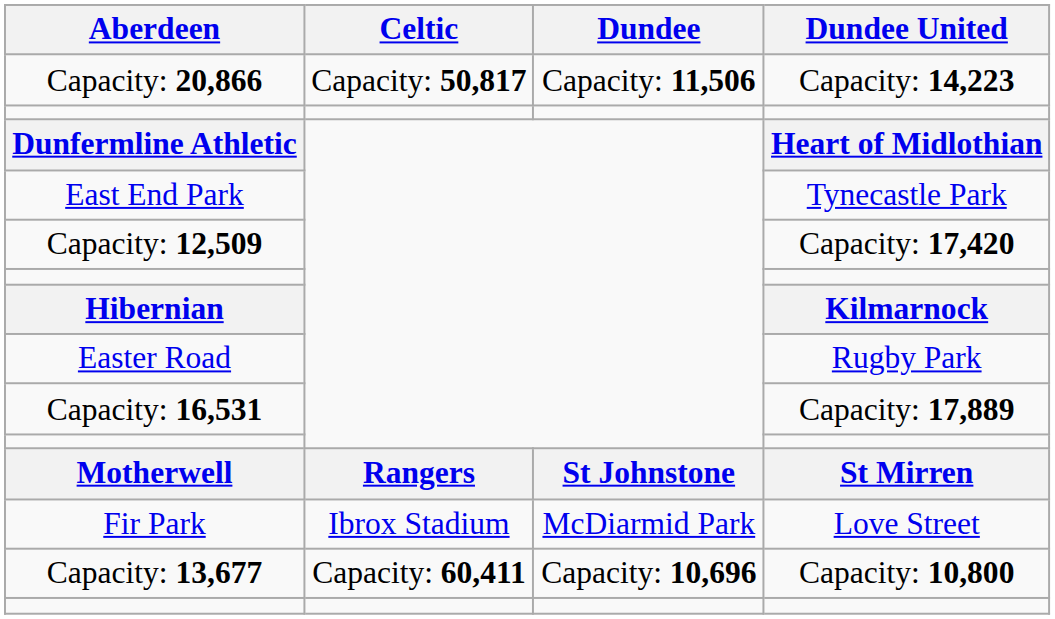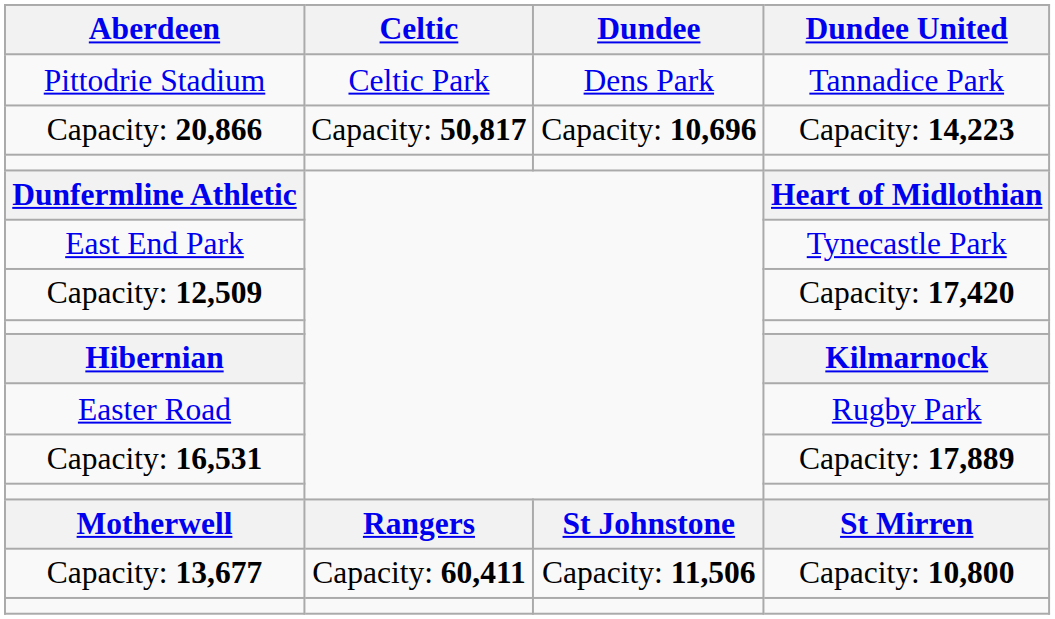+ row: (155, 79)
(649, 79) Capacity: 11,506 -> (649, 129) Capacity: 10,696
- row: (154, 522)
(649, 572) Capacity: 10,696 -> (649, 572) Capacity: 11,506
